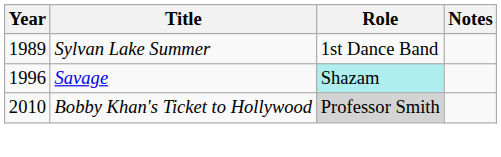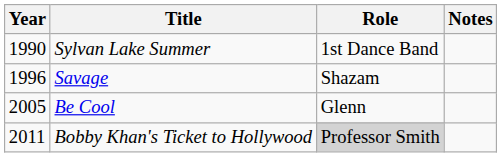(27, 48) 1989 -> (27, 48) 1990
(350, 78) paleturquoise background -> (350, 78) no background
+ row: (85, 107)
(27, 107) 2010 -> (27, 136) 2011
